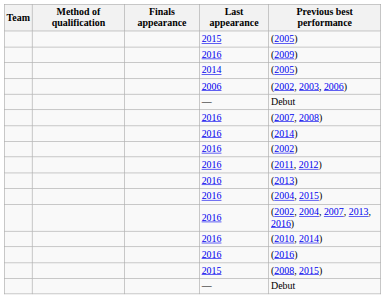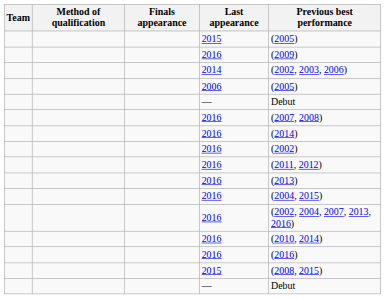(284, 70) (2005) -> (309, 70) (2002, 2003, 2006)
(309, 86) (2002, 2003, 2006) -> (284, 86) (2005)
